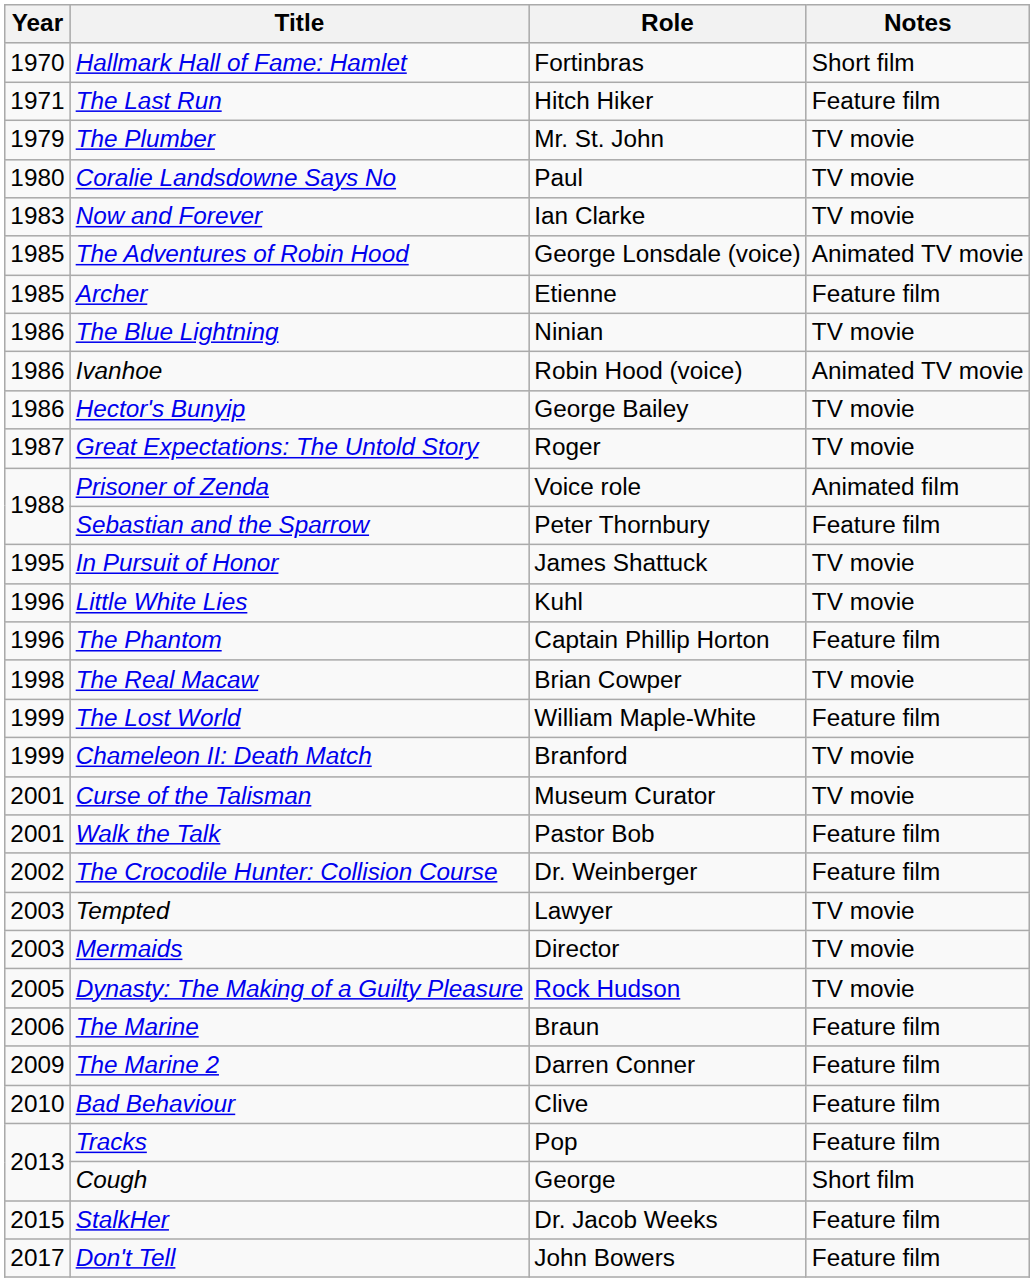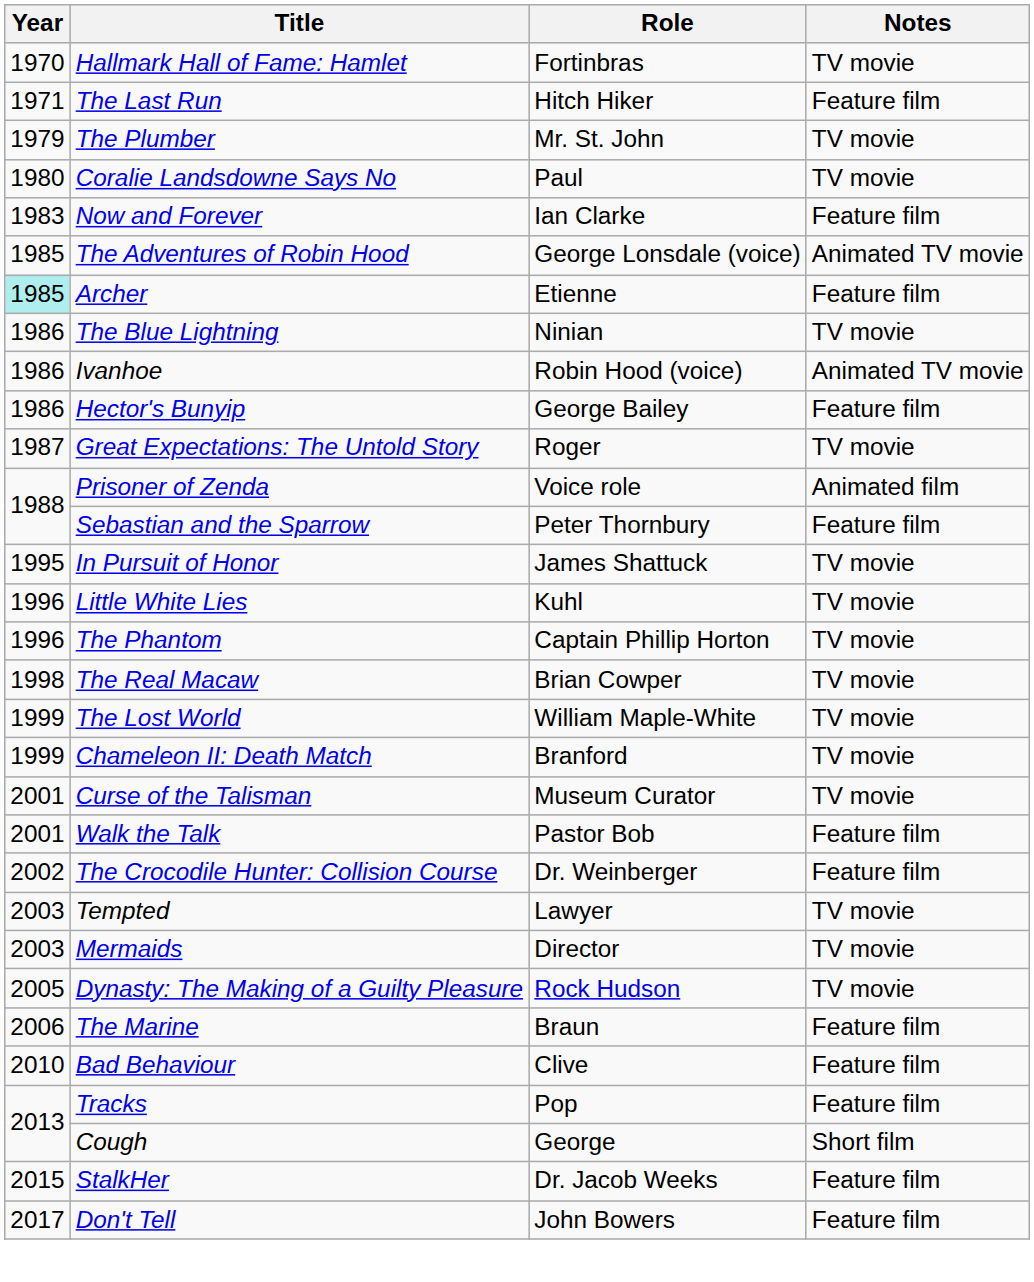(863, 62) Short film -> (863, 62) TV movie
(863, 216) TV movie -> (876, 216) Feature film
(37, 293) no background -> (37, 293) paleturquoise background
(863, 409) TV movie -> (876, 409) Feature film
(876, 640) Feature film -> (863, 640) TV movie
(876, 718) Feature film -> (863, 718) TV movie
- row: (147, 1065)
